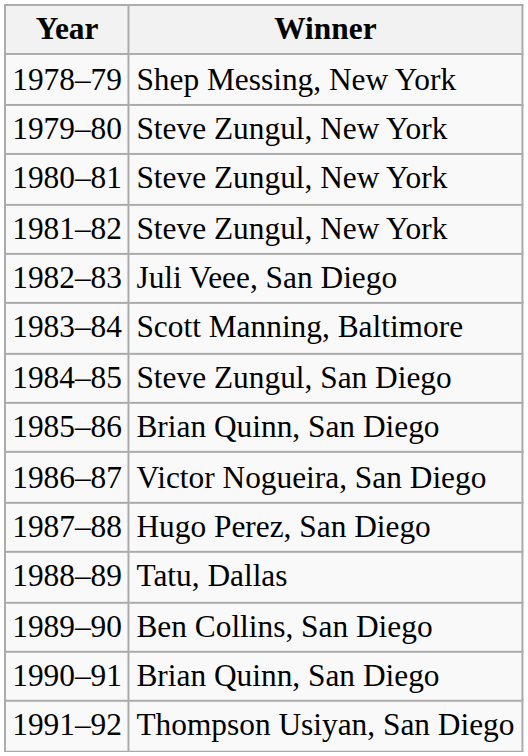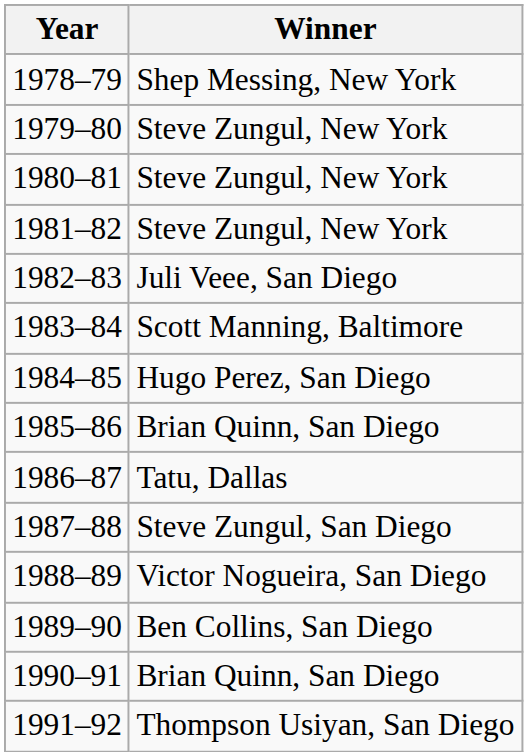(294, 377) Steve Zungul, San Diego -> (284, 377) Hugo Perez, San Diego
(311, 476) Victor Nogueira, San Diego -> (212, 476) Tatu, Dallas
(284, 526) Hugo Perez, San Diego -> (294, 526) Steve Zungul, San Diego
(212, 576) Tatu, Dallas -> (311, 576) Victor Nogueira, San Diego
